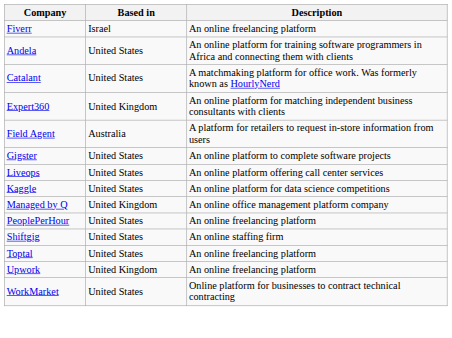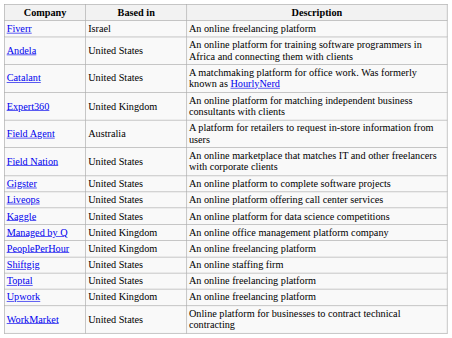+ row: (32, 161)
(116, 221) United States -> (123, 248) United Kingdom
